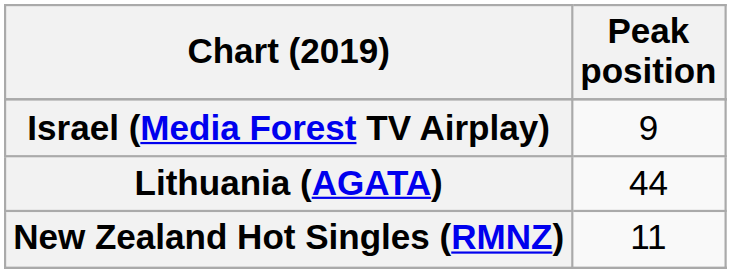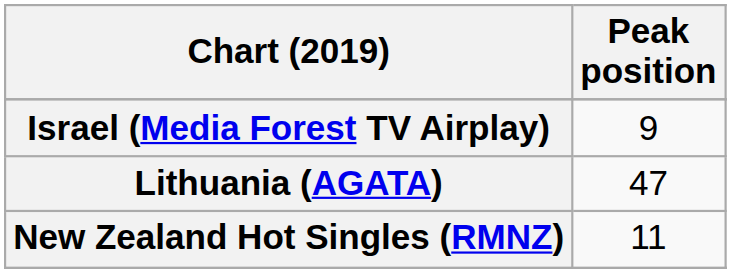(648, 182) 44 -> (648, 182) 47
